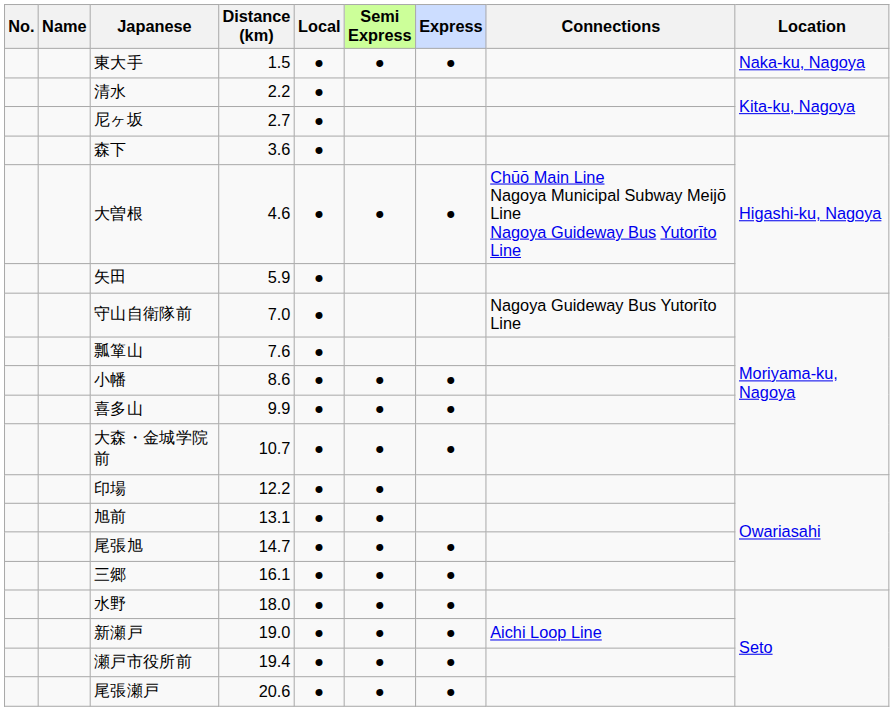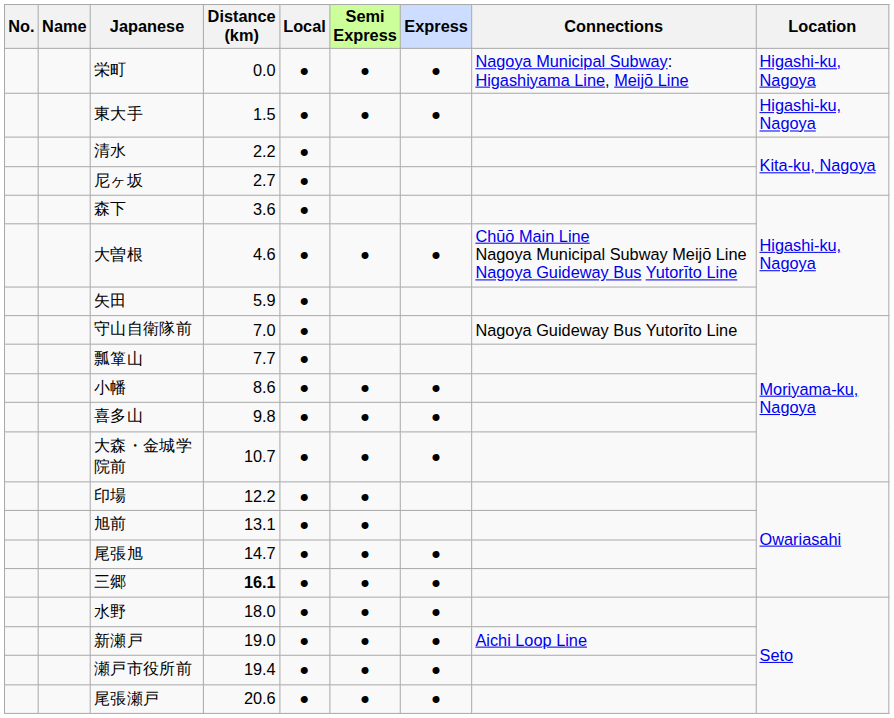+ row: (110, 70)
(802, 63) Naka-ku, Nagoya -> (800, 115) Higashi-ku, Nagoya
(279, 351) 7.6 -> (264, 359) 7.7
(279, 409) 9.9 -> (264, 416) 9.8
(275, 575) normal -> (260, 583) bold
